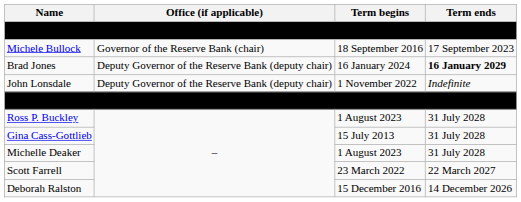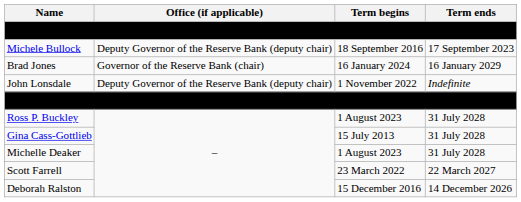(180, 48) Governor of the Reserve Bank (chair) -> (214, 48) Deputy Governor of the Reserve Bank (deputy chair)
(214, 65) Deputy Governor of the Reserve Bank (deputy chair) -> (180, 65) Governor of the Reserve Bank (chair)
(467, 65) bold -> (465, 65) normal
